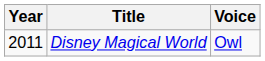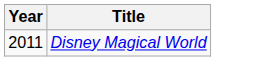- column: (235, 17)
